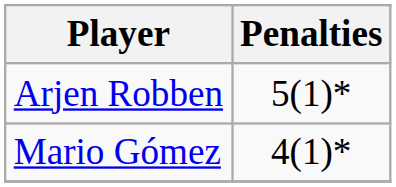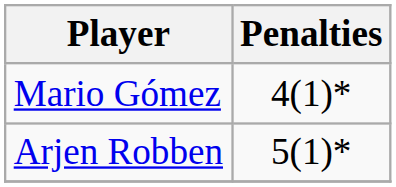rows swapped: (118, 92) <-> (117, 151)
